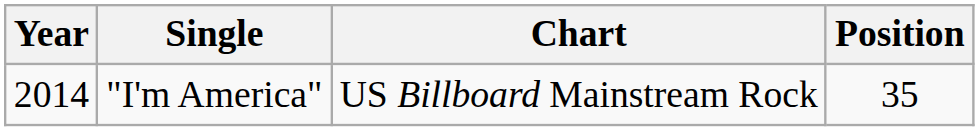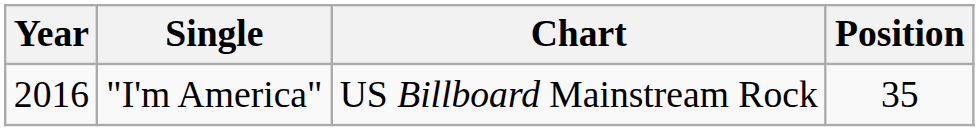(51, 93) 2014 -> (51, 93) 2016
